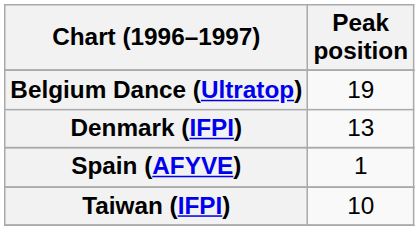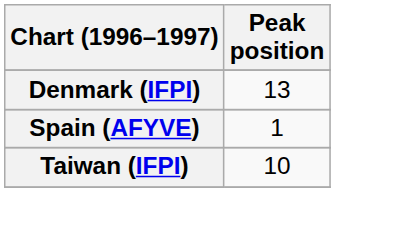- row: (156, 89)
